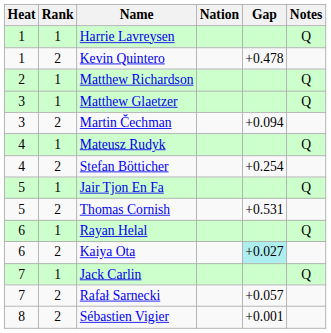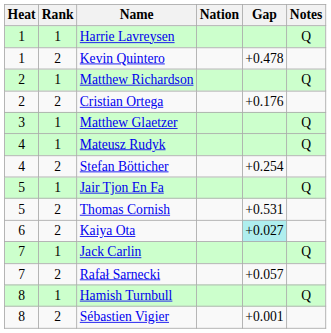+ row: (122, 101)
- row: (126, 123)
- row: (114, 230)
+ row: (126, 295)
